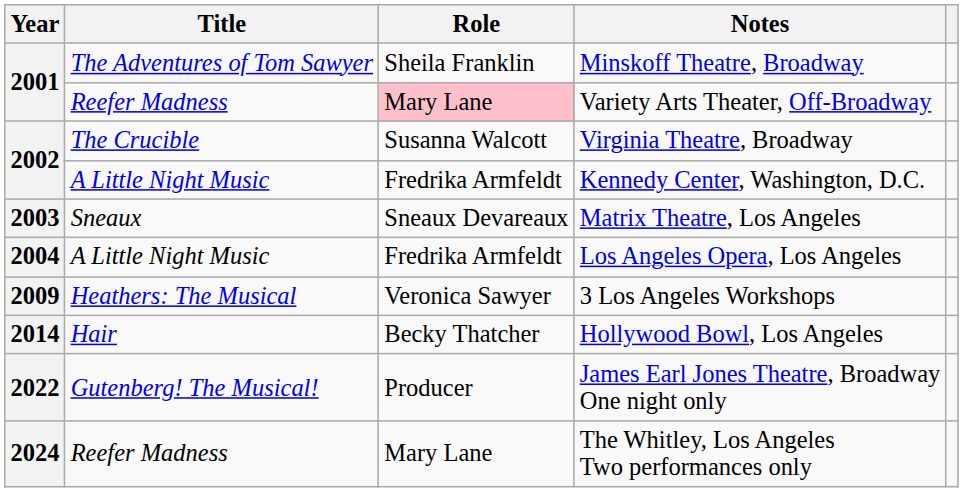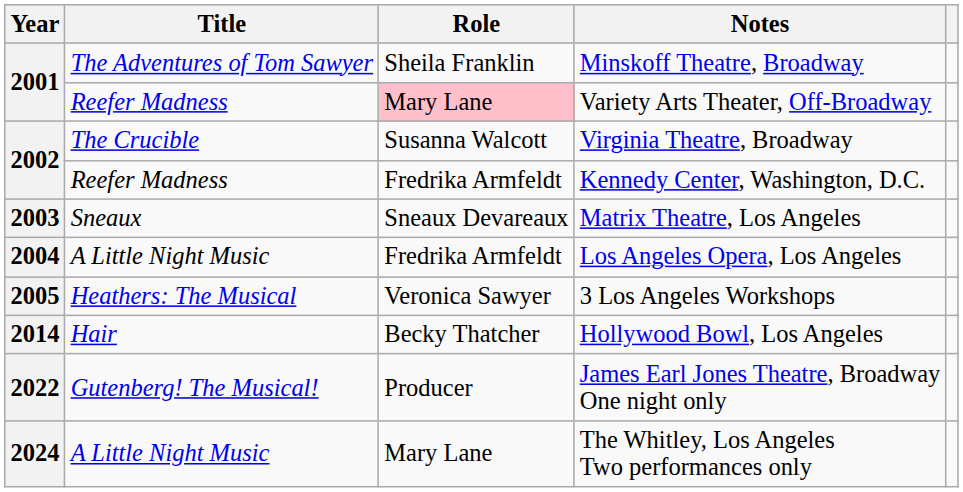(170, 179) A Little Night Music -> (149, 179) Reefer Madness
(35, 295) 2009 -> (35, 295) 2005
(149, 453) Reefer Madness -> (170, 453) A Little Night Music
